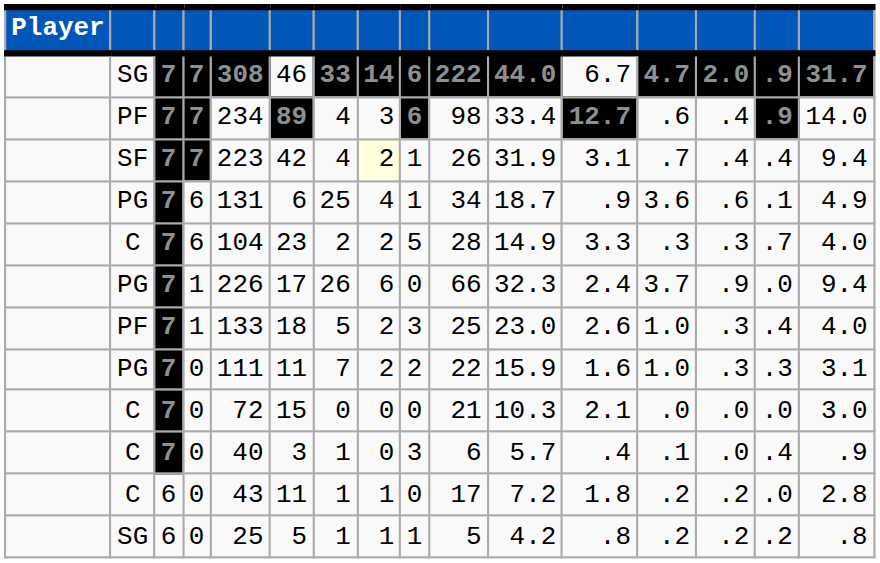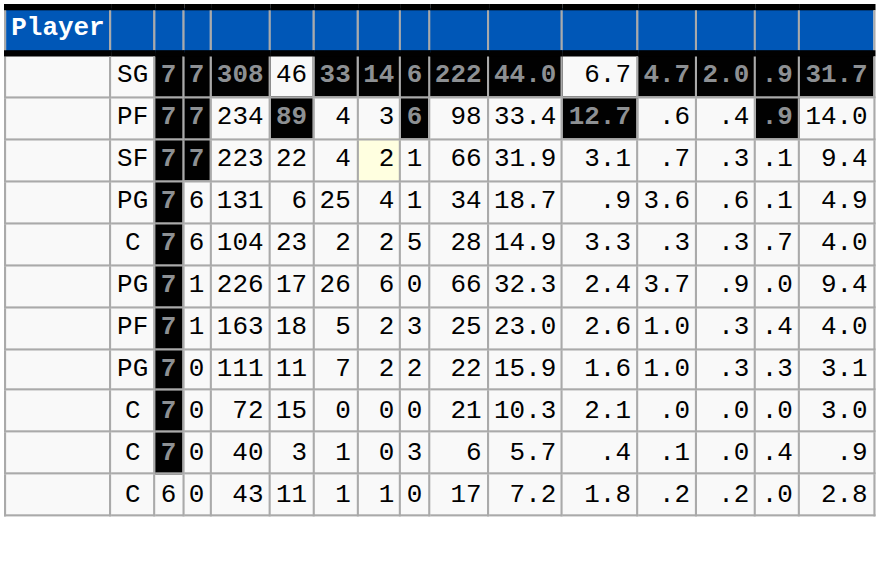(292, 160) 42 -> (292, 160) 22
(466, 160) 26 -> (466, 160) 66
(734, 160) .4 -> (734, 160) .3
(777, 160) .4 -> (777, 160) .1
(240, 328) 133 -> (240, 328) 163
- row: (133, 537)
